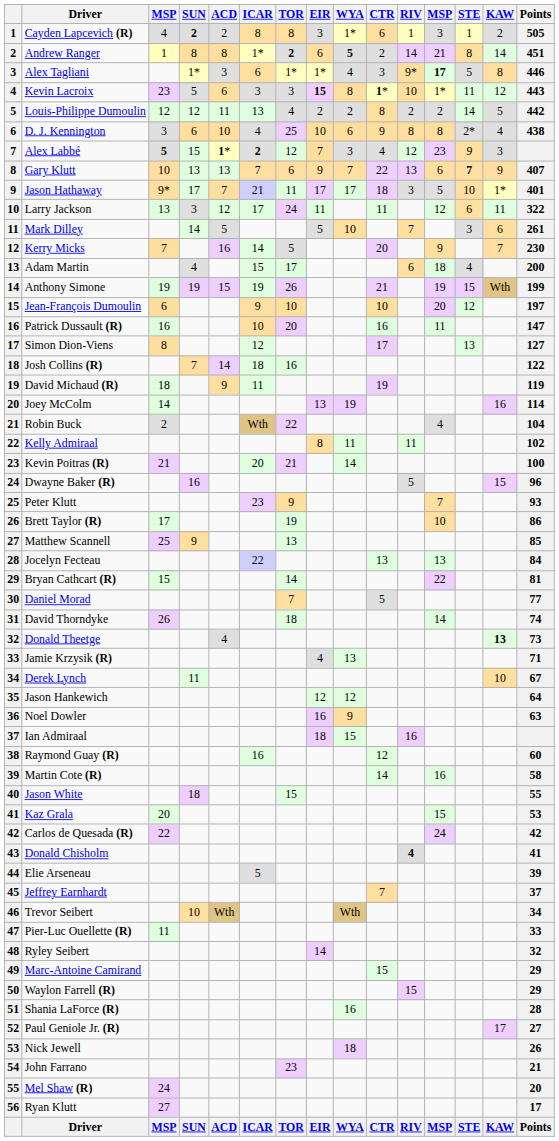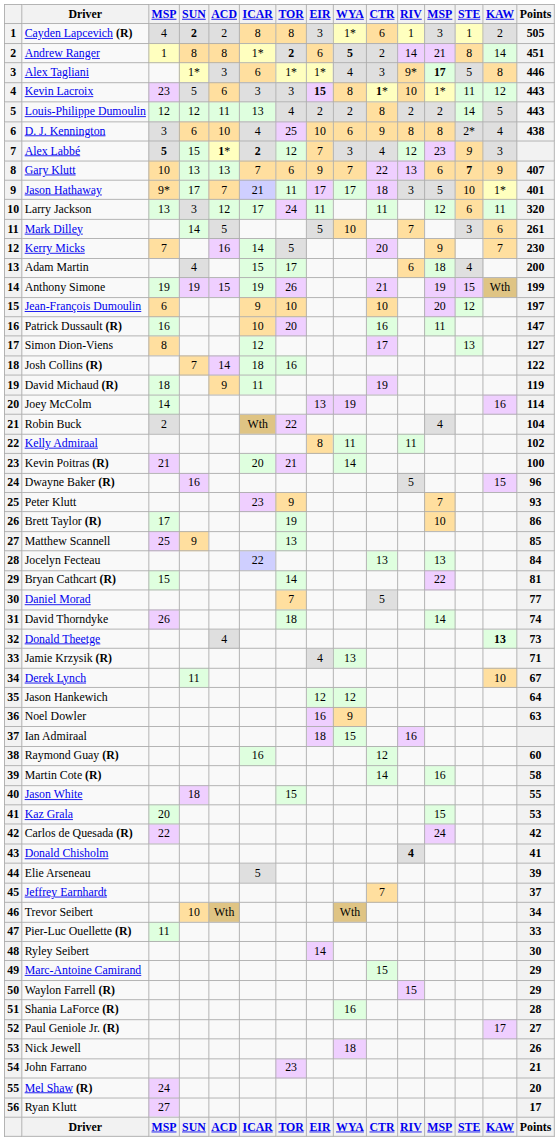(536, 111) 442 -> (536, 111) 443
(536, 209) 322 -> (536, 209) 320
(536, 950) 32 -> (536, 950) 30
